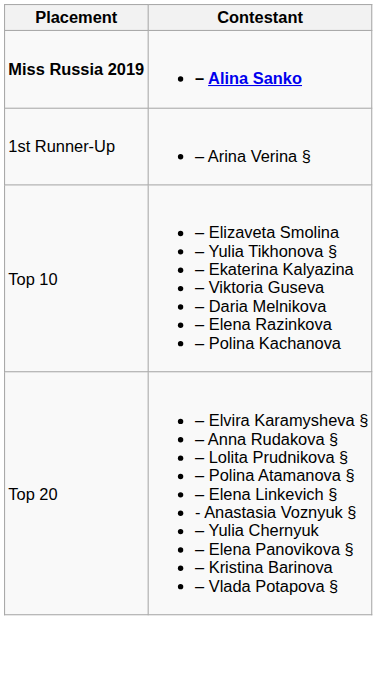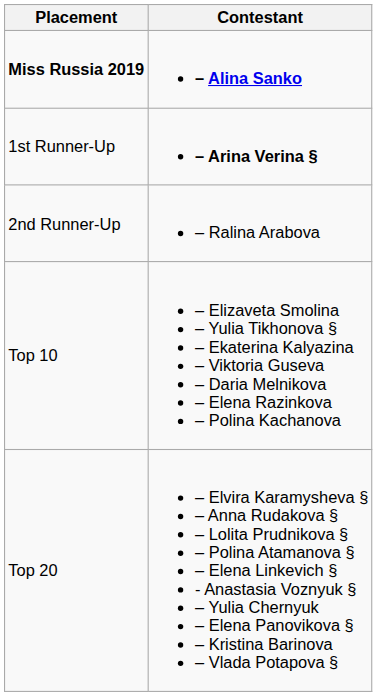(260, 156) normal -> (260, 156) bold
+ row: (64, 224)
